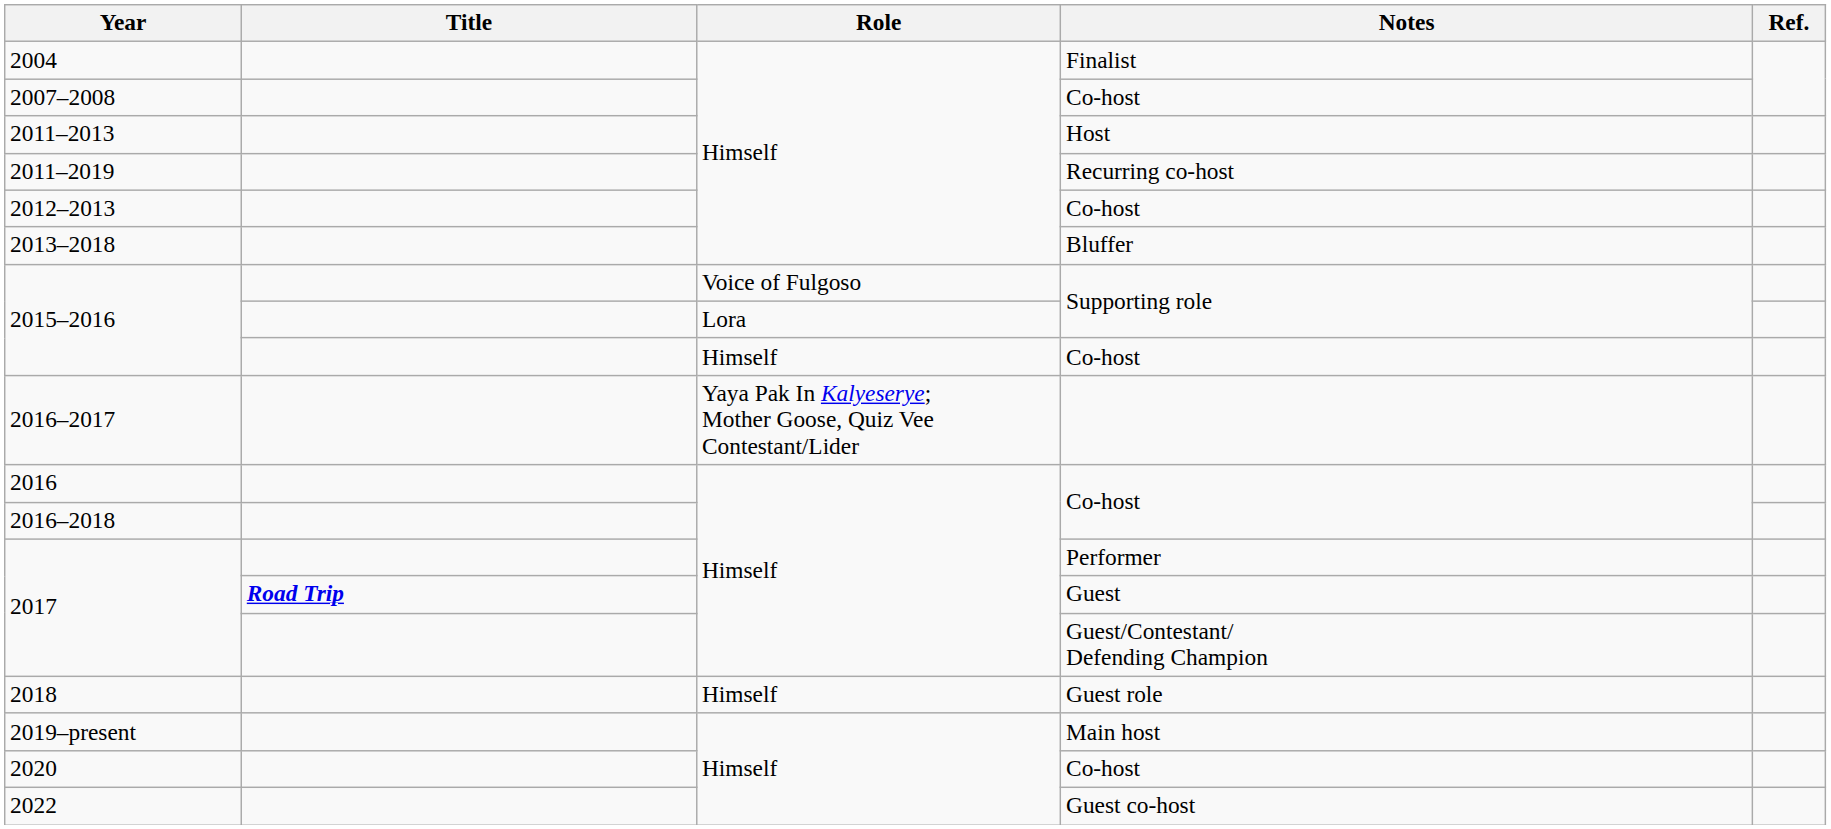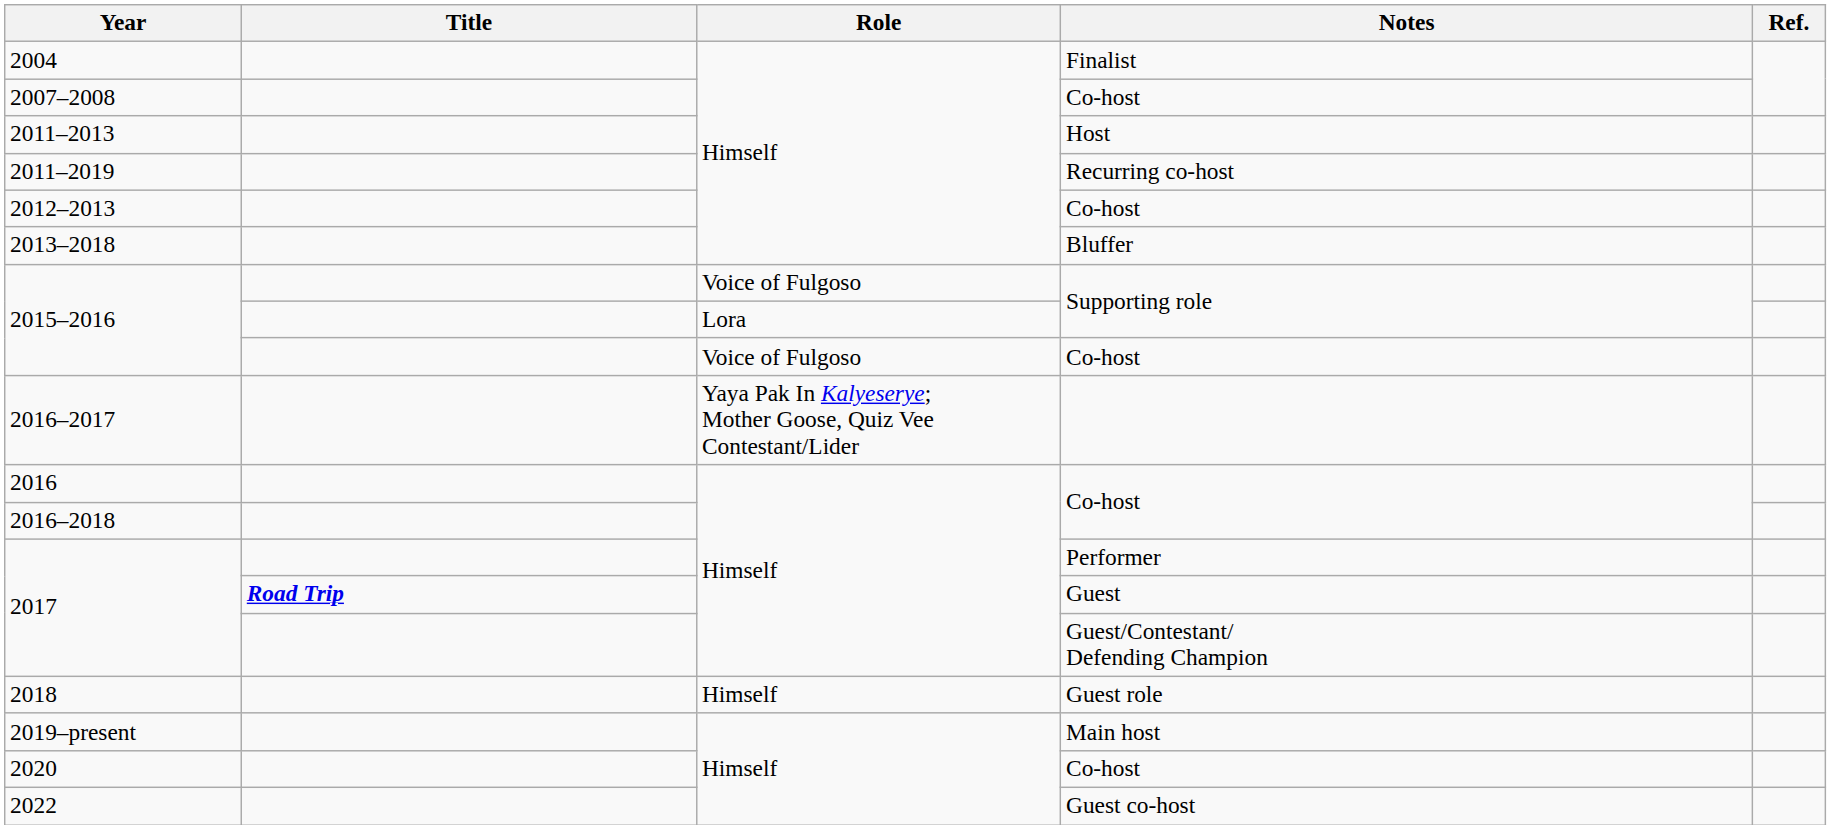(740, 356) Himself -> (782, 356) Voice of Fulgoso
